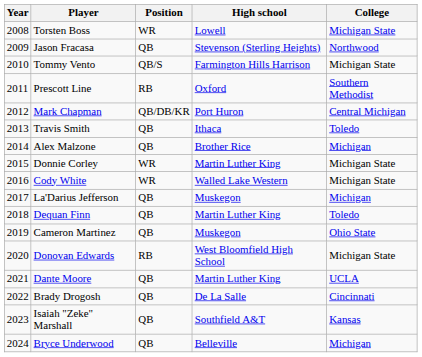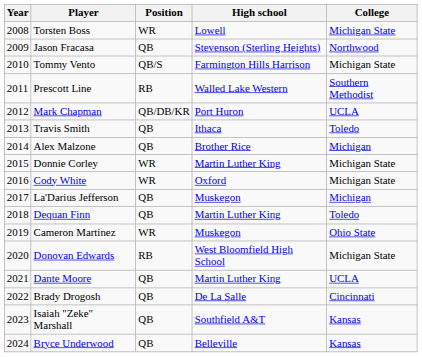(210, 88) Oxford -> (241, 88) Walled Lake Western
(367, 111) Central Michigan -> (344, 111) UCLA
(241, 180) Walled Lake Western -> (210, 180) Oxford
(146, 232) QB -> (147, 232) WR
(350, 343) Michigan -> (345, 343) Kansas
